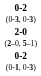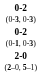rows swapped: (21, 61) <-> (21, 37)
